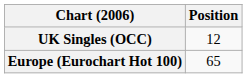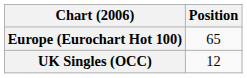rows swapped: (95, 61) <-> (95, 38)
